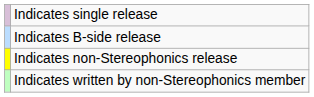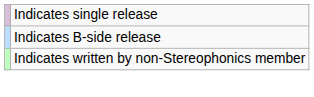- row: (126, 59)
